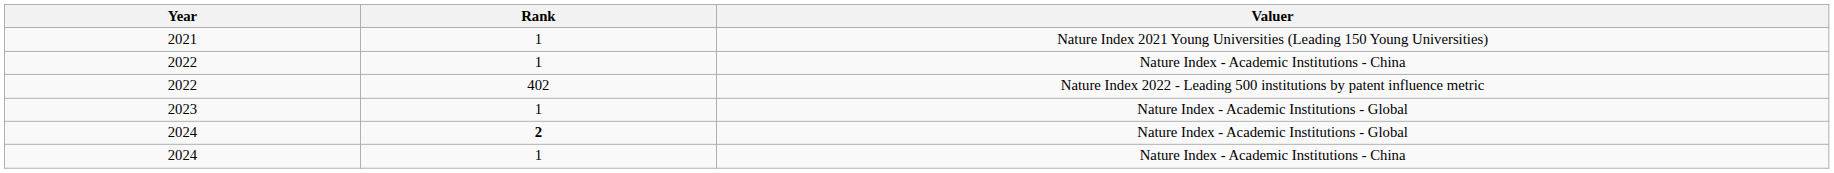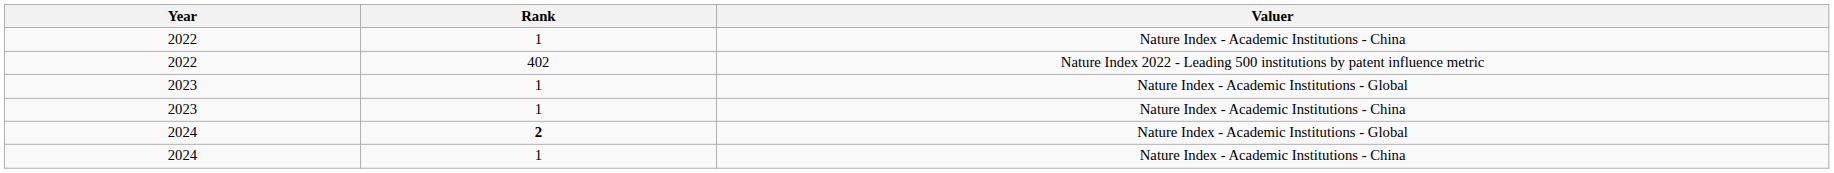- row: (182, 39)
+ row: (182, 109)
